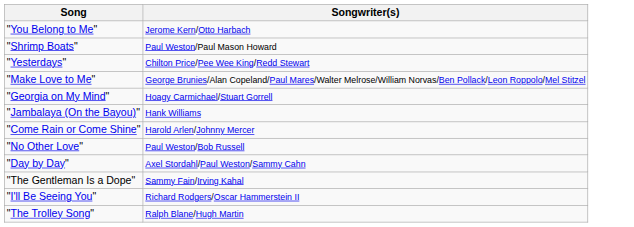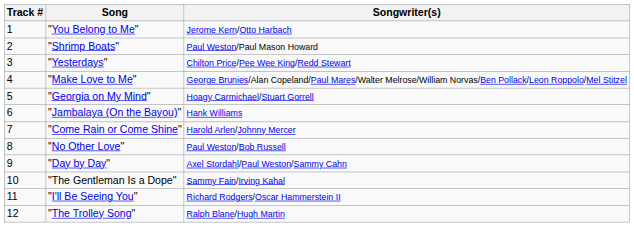+ column: (25, 12)
